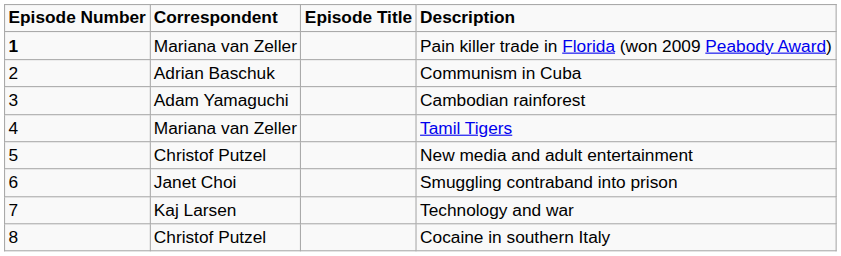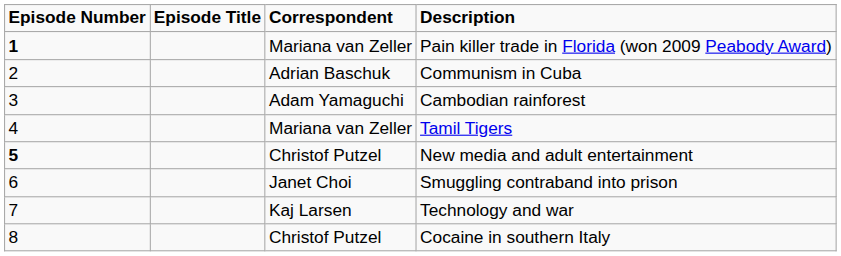columns swapped: (358, 18) <-> (216, 18)
(13, 155) normal -> (13, 155) bold
